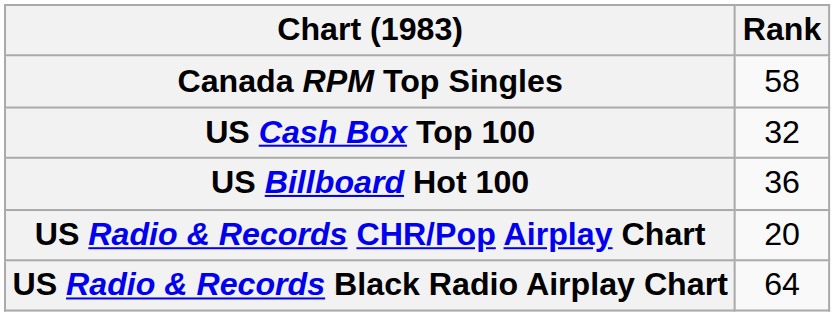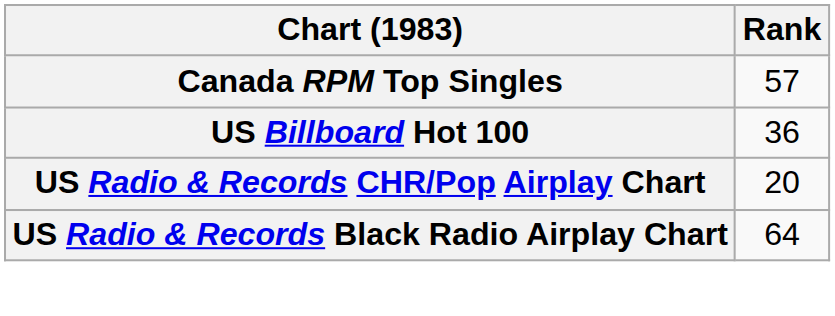(782, 81) 58 -> (782, 81) 57
- row: (370, 132)
